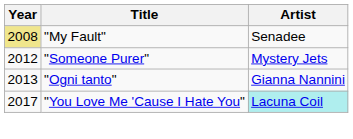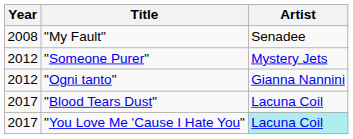(23, 36) khaki background -> (23, 36) no background
(23, 79) 2013 -> (23, 79) 2012
+ row: (101, 101)
